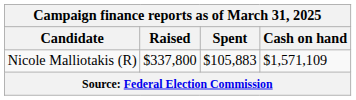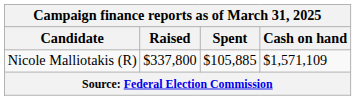(230, 60) $105,883 -> (230, 60) $105,885
